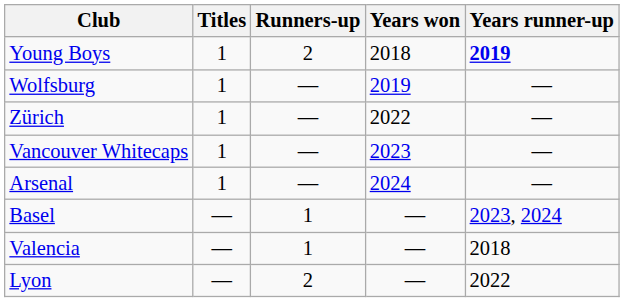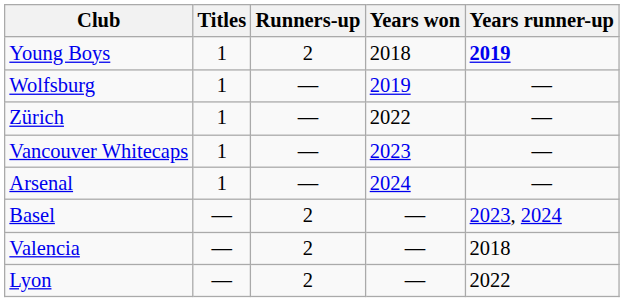(308, 215) 1 -> (308, 215) 2
(308, 248) 1 -> (308, 248) 2
